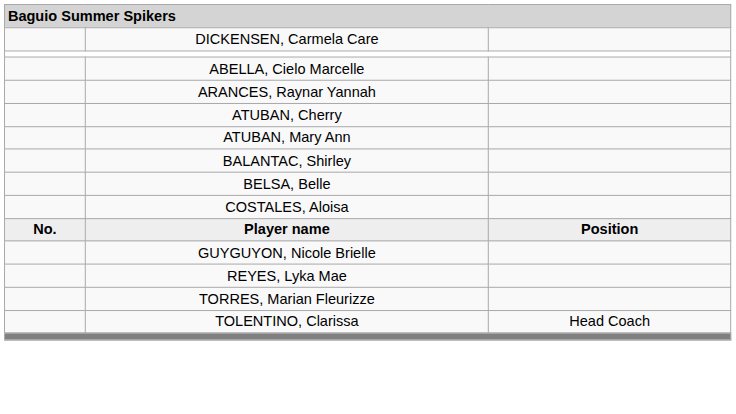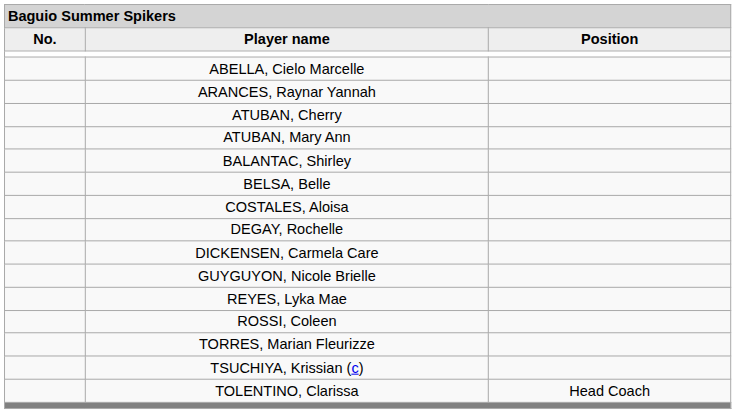rows swapped: (287, 230) <-> (287, 39)
+ row: (287, 230)
+ row: (287, 322)
+ row: (287, 368)
